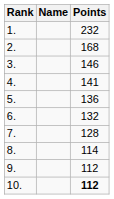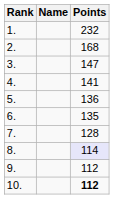(90, 64) 146 -> (90, 64) 147
(90, 116) 132 -> (90, 116) 135
(90, 151) no background -> (90, 151) lavender background
